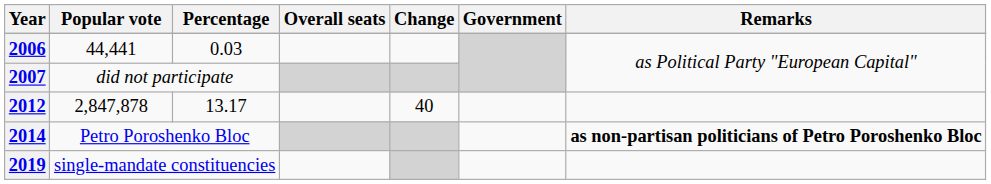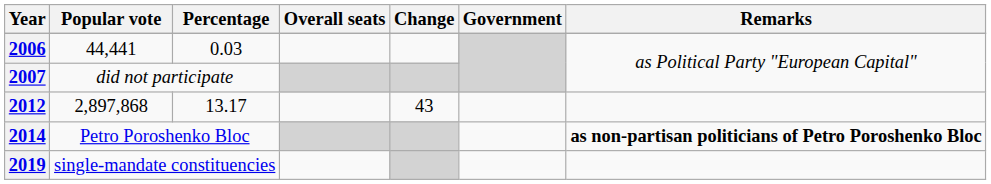(111, 106) 2,847,878 -> (111, 106) 2,897,868
(424, 106) 40 -> (424, 106) 43
